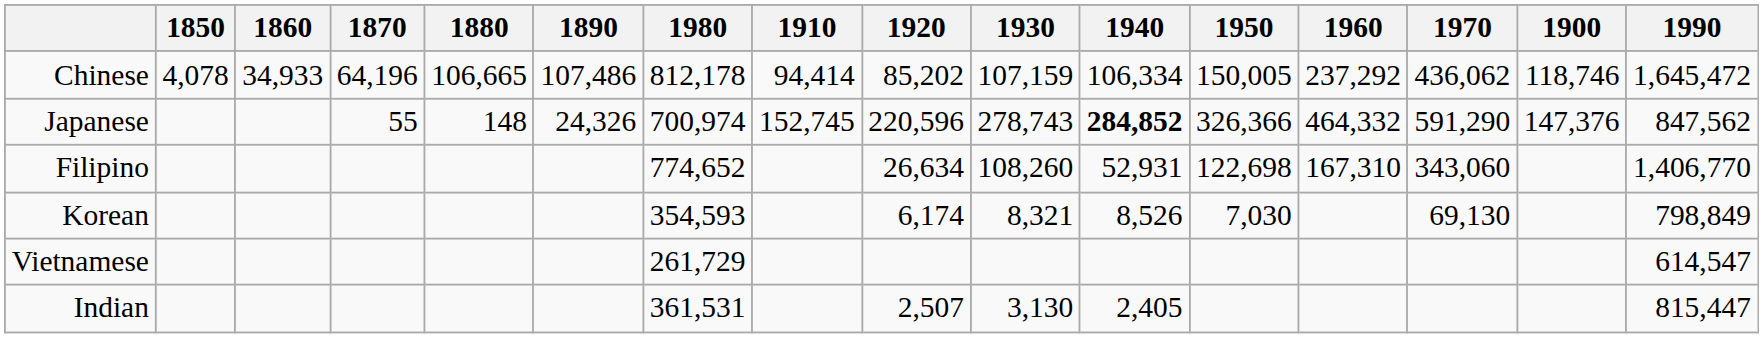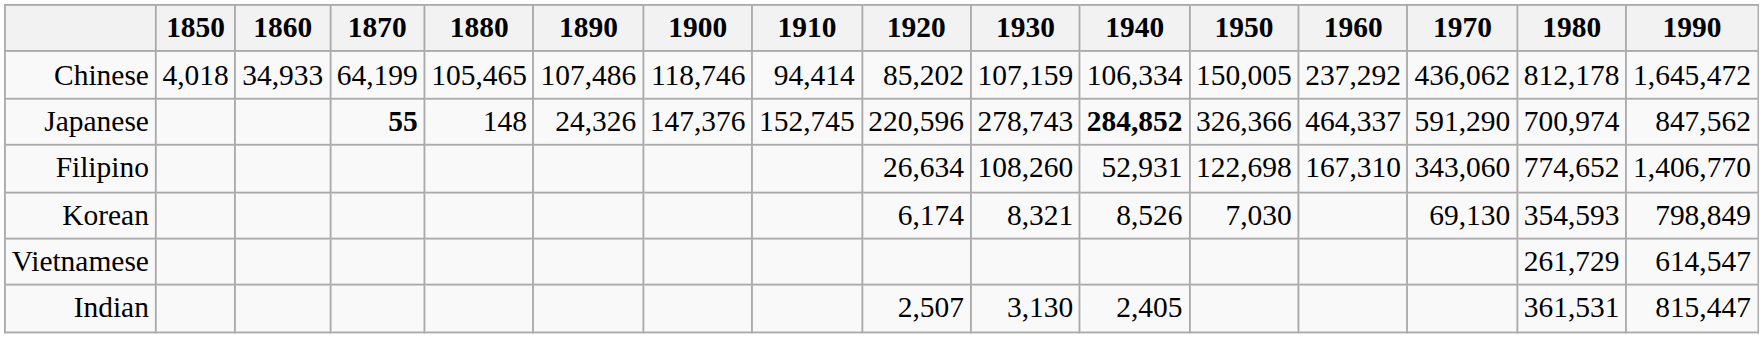columns swapped: (1572, 27) <-> (698, 27)
(196, 74) 4,078 -> (196, 74) 4,018
(377, 74) 64,196 -> (377, 74) 64,199
(479, 74) 106,665 -> (479, 74) 105,465
(403, 121) normal -> (403, 121) bold
(1353, 121) 464,332 -> (1353, 121) 464,337
